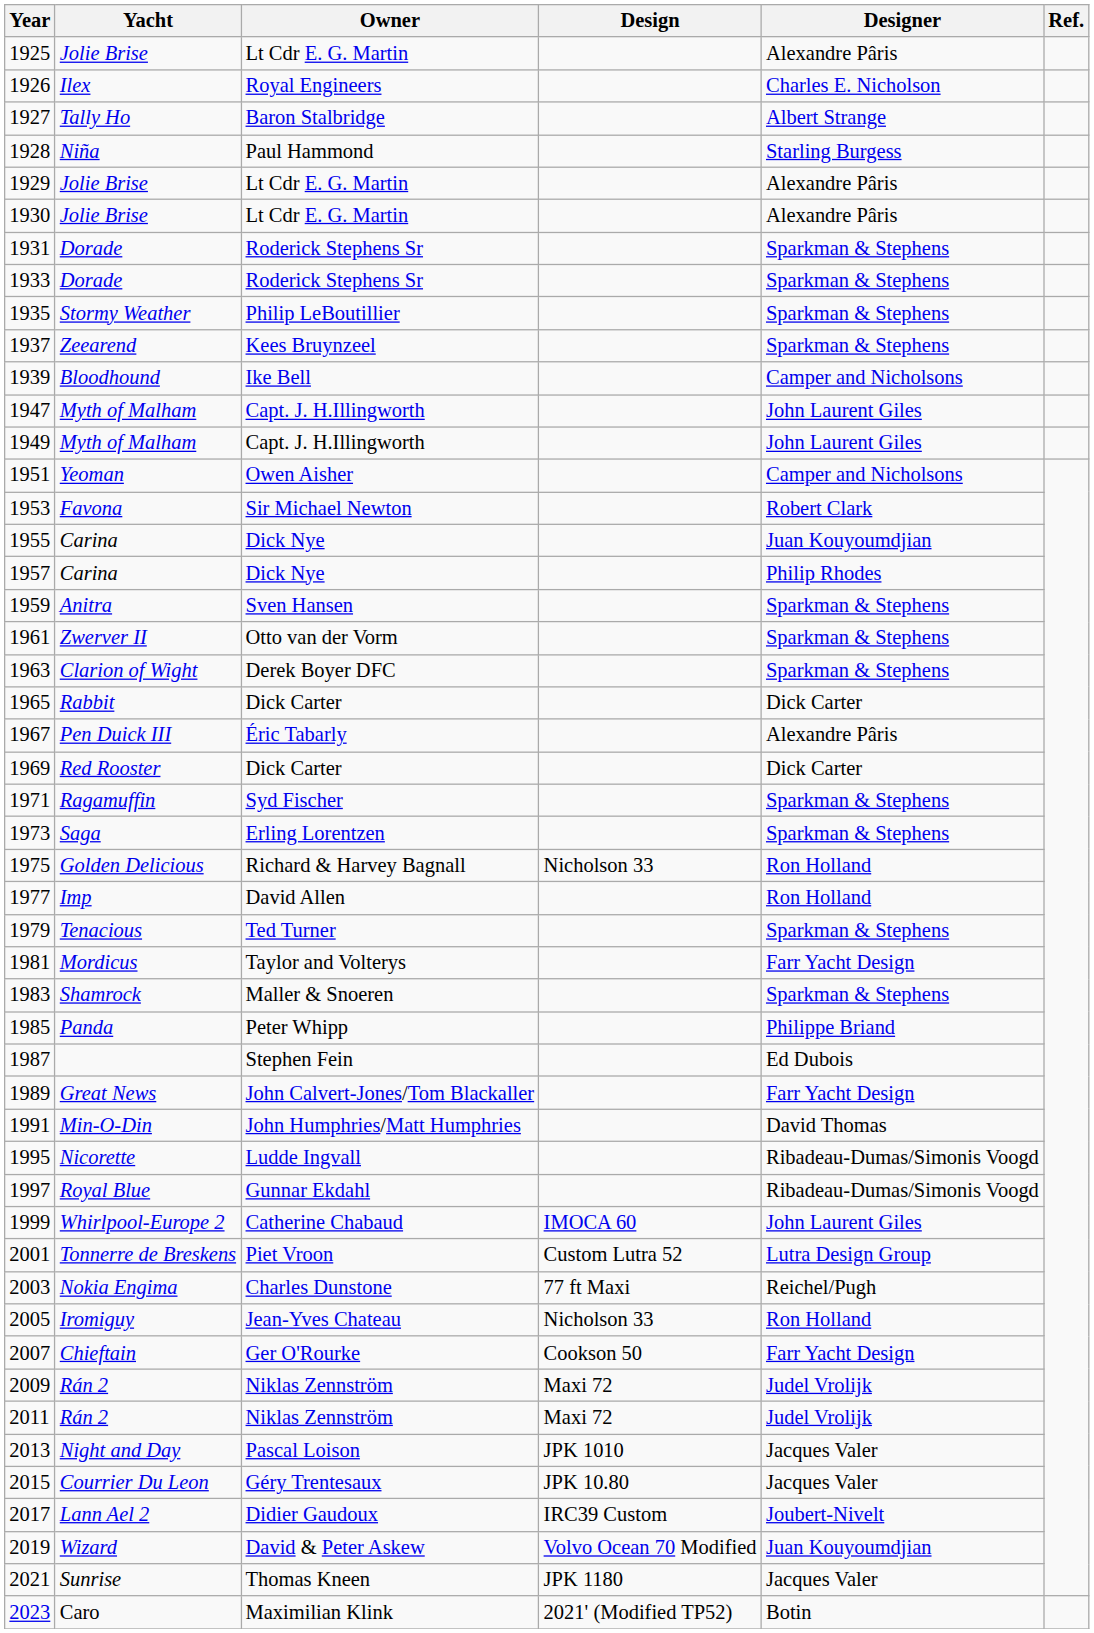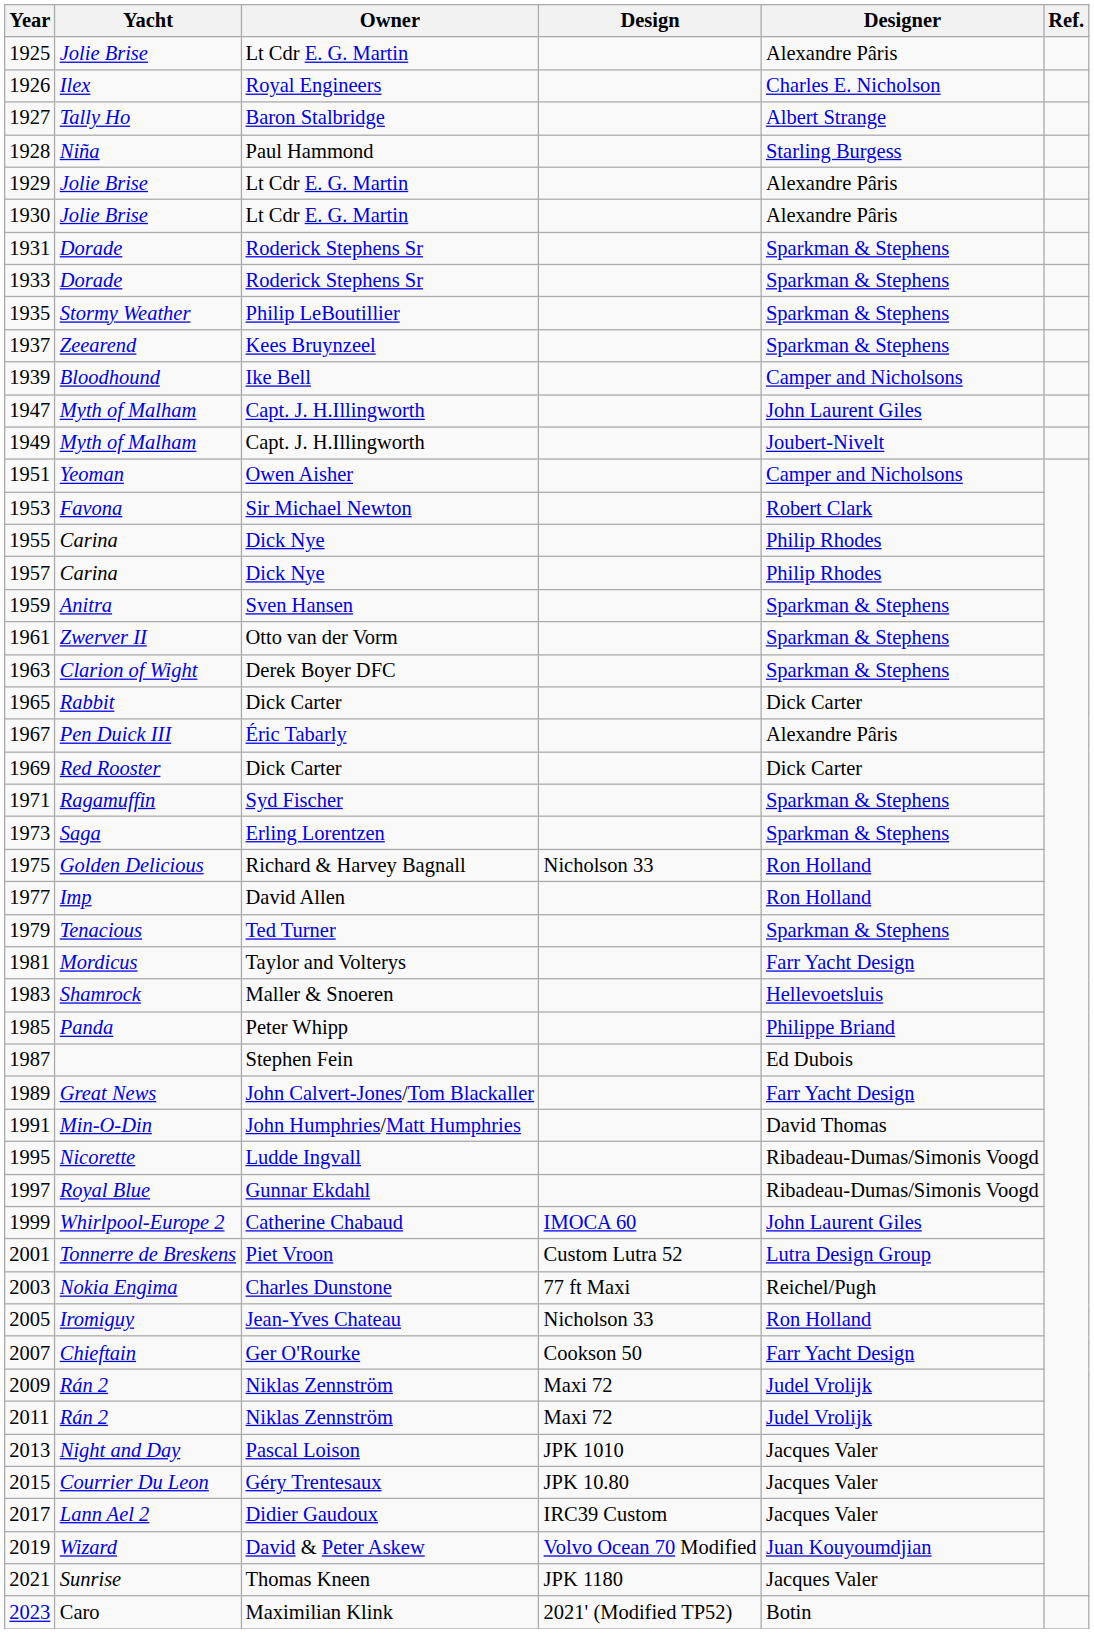(844, 442) John Laurent Giles -> (825, 442) Joubert-Nivelt
(849, 540) Juan Kouyoumdjian -> (824, 540) Philip Rhodes
(858, 995) Sparkman & Stephens -> (825, 995) Hellevoetsluis
(825, 1514) Joubert-Nivelt -> (822, 1514) Jacques Valer
